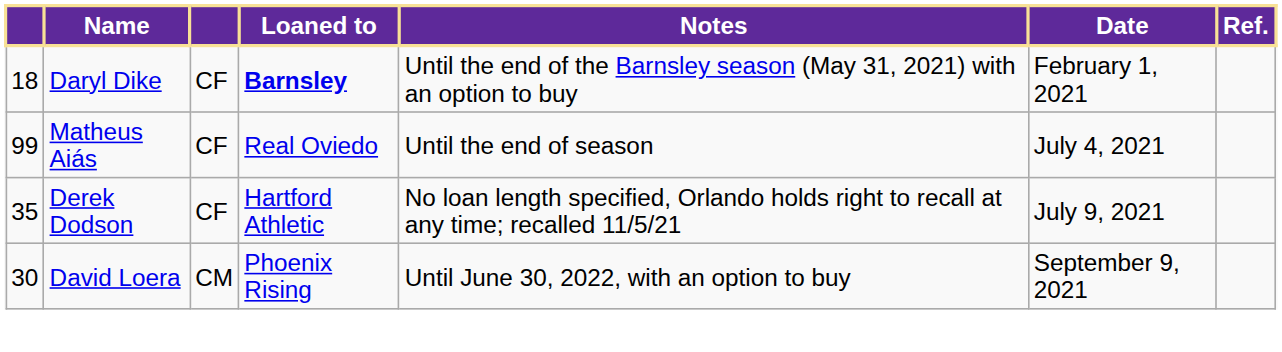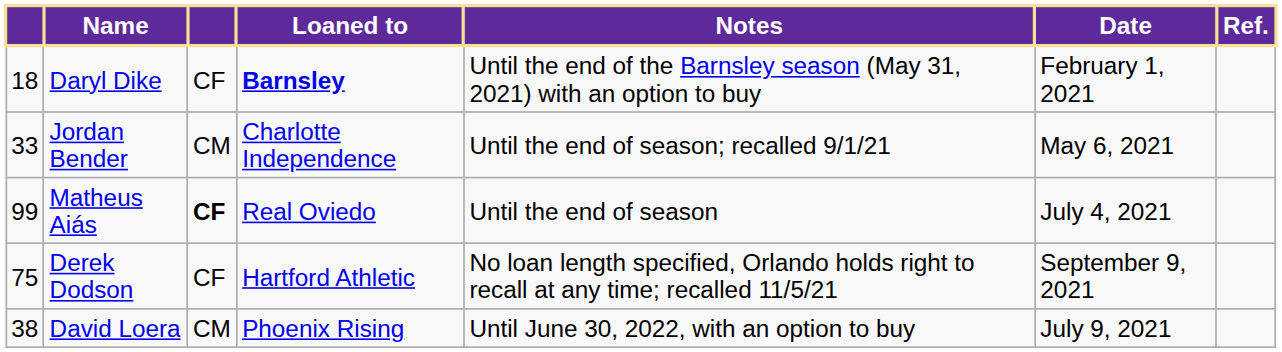+ row: (89, 145)
(211, 145) normal -> (209, 211) bold
(25, 211) 35 -> (25, 277) 75
(1099, 211) July 9, 2021 -> (1113, 277) September 9, 2021
(25, 277) 30 -> (25, 329) 38
(1107, 277) September 9, 2021 -> (1106, 329) July 9, 2021
